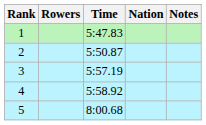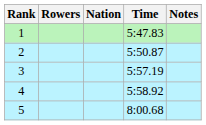columns swapped: (146, 14) <-> (104, 14)
